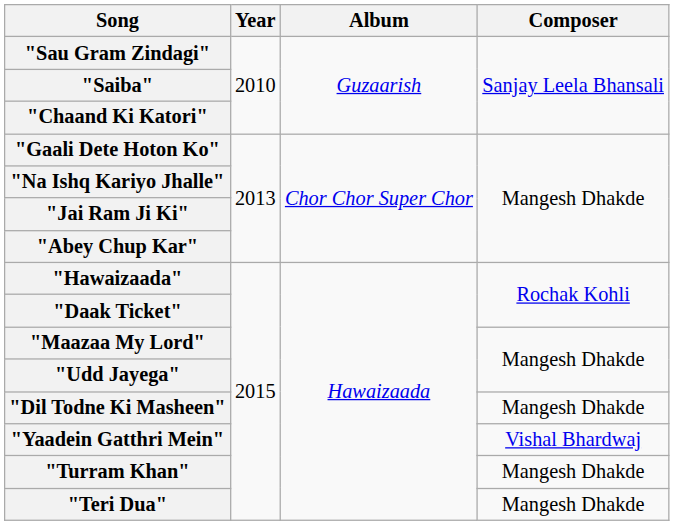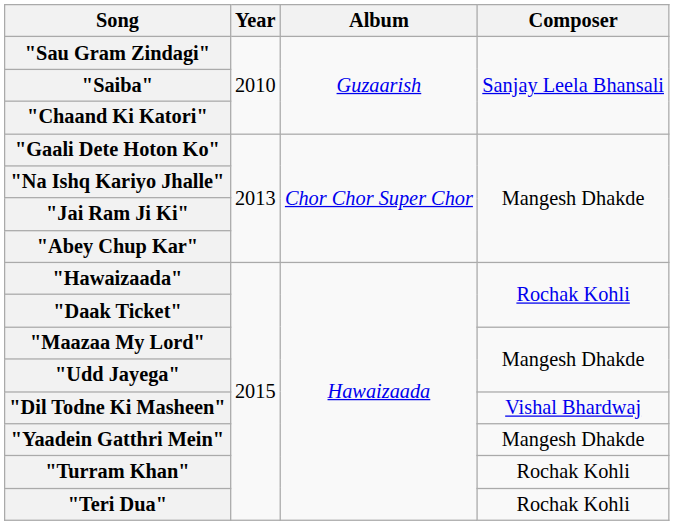(573, 407) Mangesh Dhakde -> (573, 407) Vishal Bhardwaj
(573, 439) Vishal Bhardwaj -> (573, 439) Mangesh Dhakde
(573, 471) Mangesh Dhakde -> (573, 471) Rochak Kohli
(573, 504) Mangesh Dhakde -> (573, 504) Rochak Kohli
